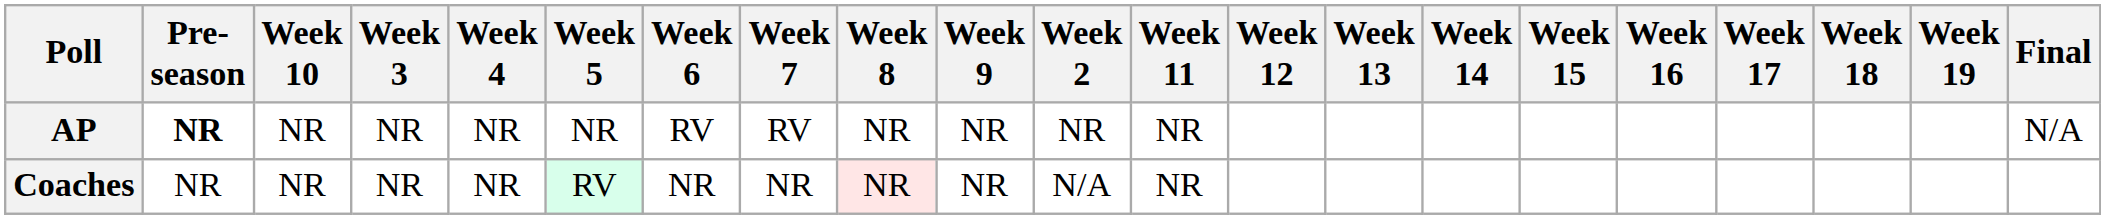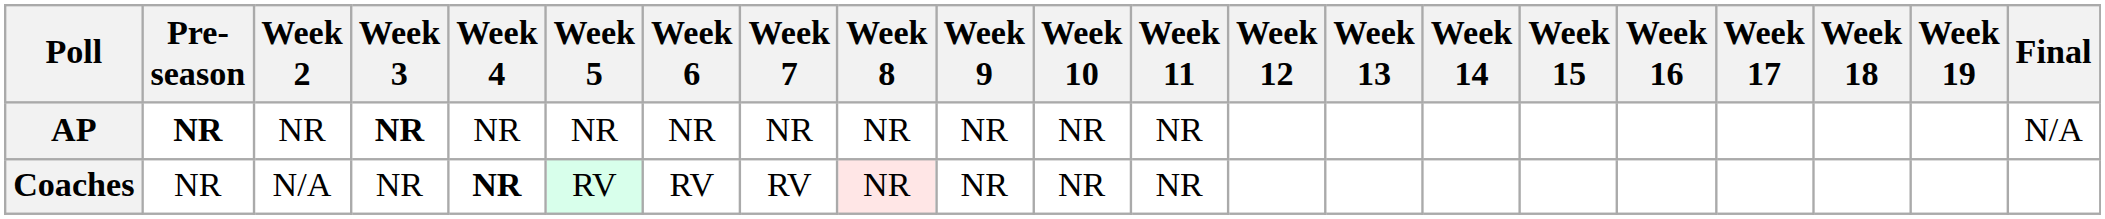columns swapped: (1082, 53) <-> (302, 53)
(399, 129) normal -> (399, 129) bold
(692, 129) RV -> (692, 129) NR
(789, 129) RV -> (789, 129) NR
(497, 185) normal -> (497, 185) bold
(692, 185) NR -> (692, 185) RV
(789, 185) NR -> (789, 185) RV
